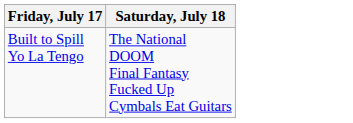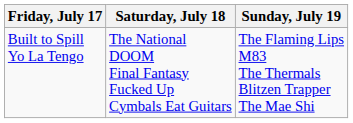+ column: (291, 16)
